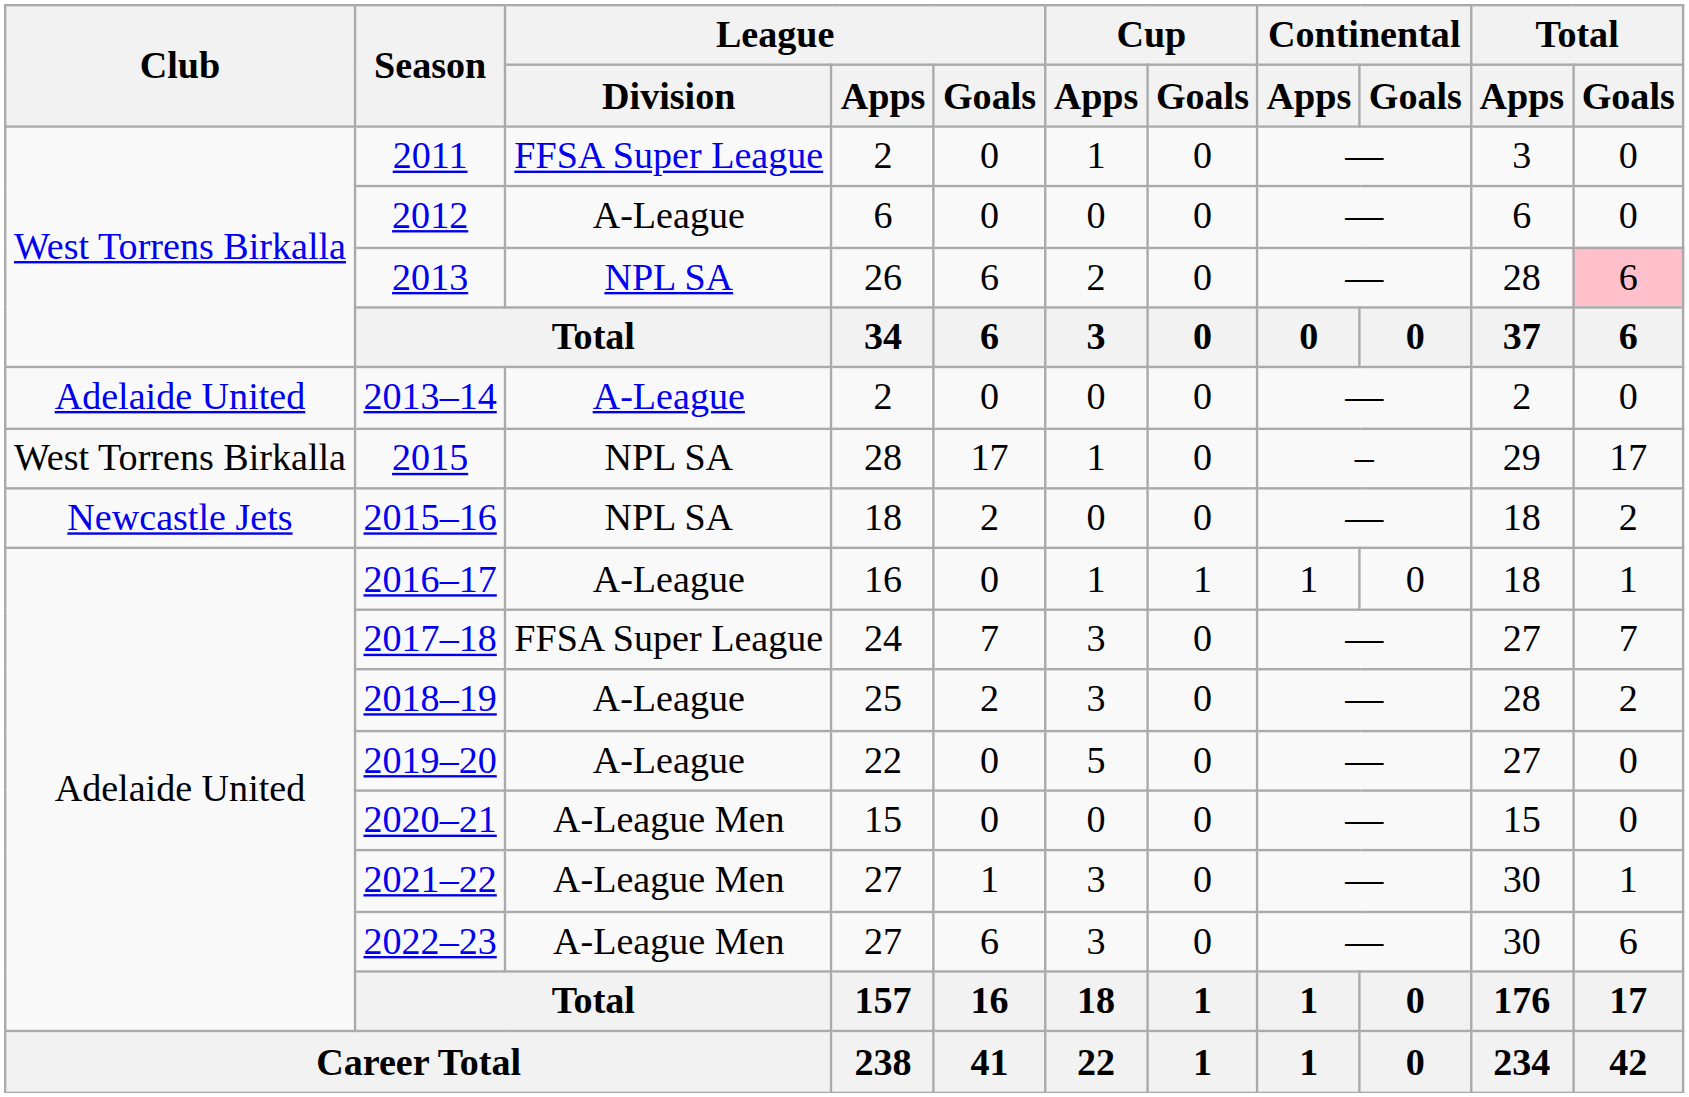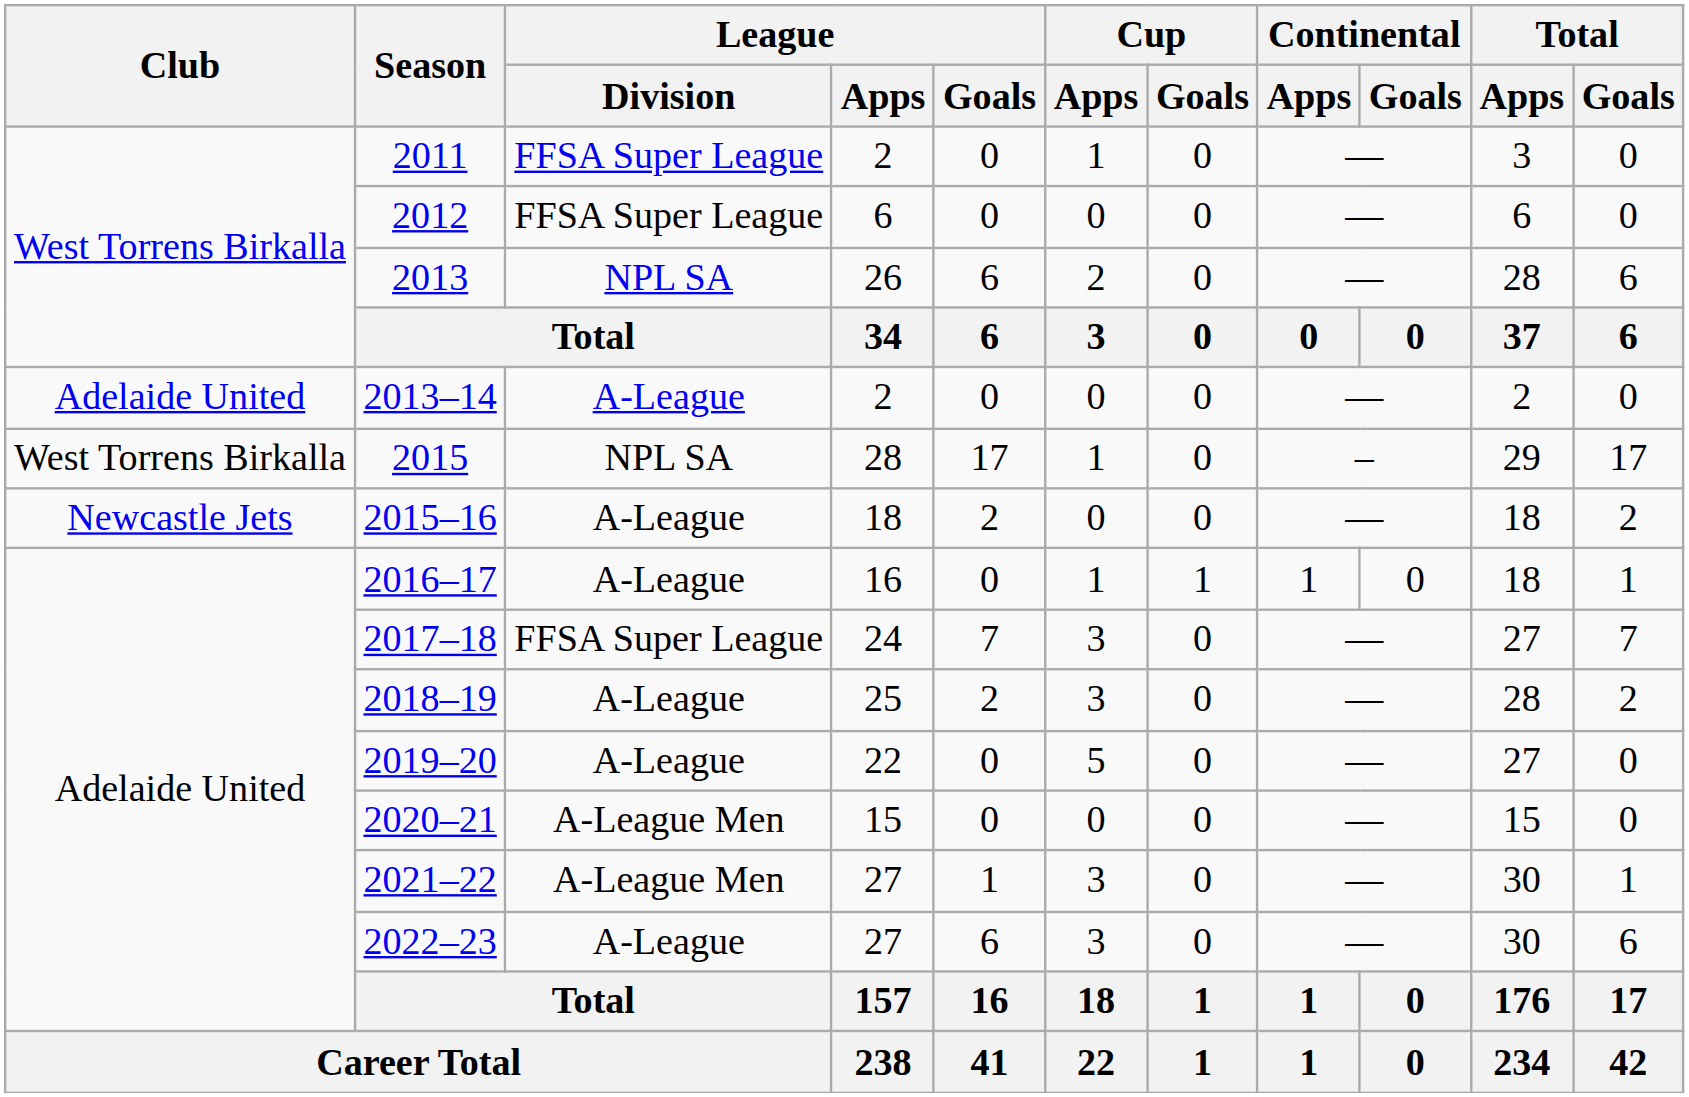(669, 215) A-League -> (669, 215) FFSA Super League
(1628, 276) pink background -> (1628, 276) no background
(669, 517) NPL SA -> (669, 517) A-League
(669, 940) A-League Men -> (669, 940) A-League
